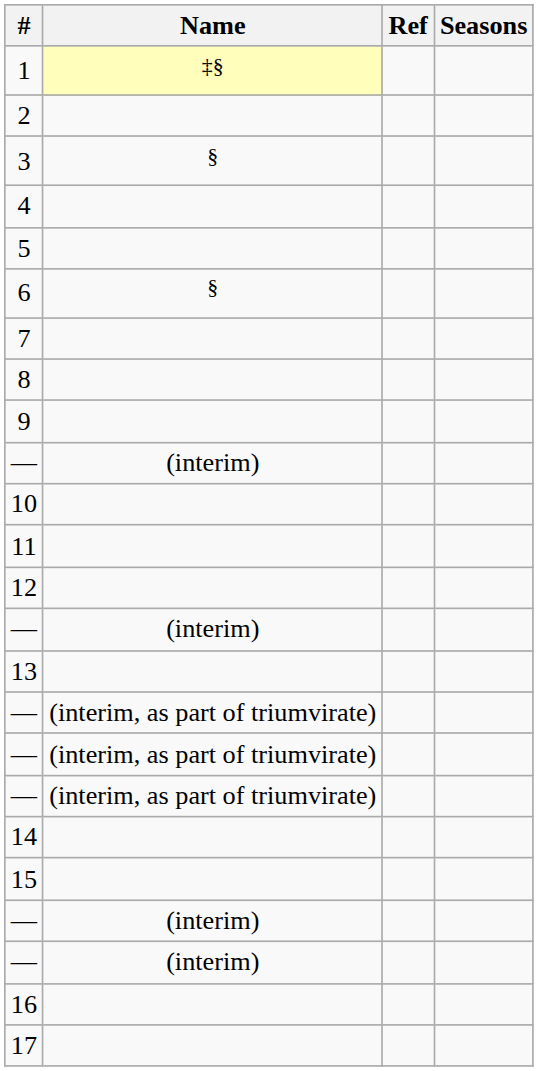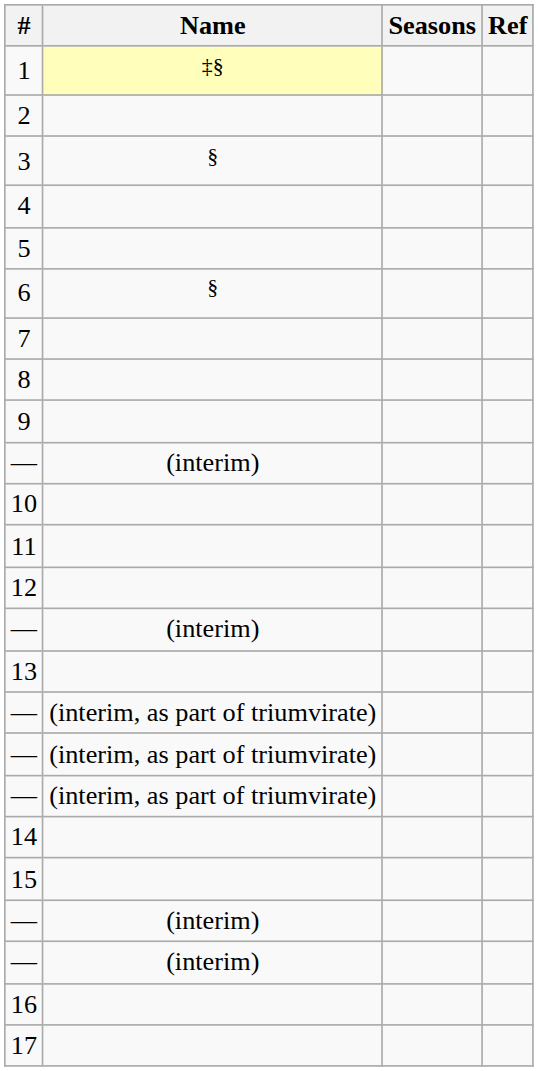columns swapped: (484, 25) <-> (408, 25)
